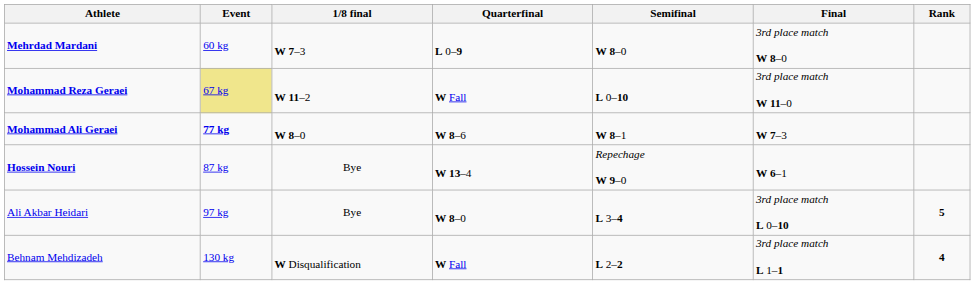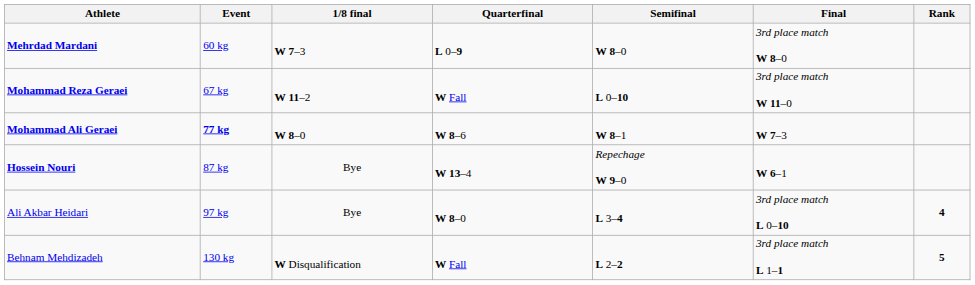(216, 90) khaki background -> (216, 90) no background
(942, 212) 5 -> (942, 212) 4
(942, 257) 4 -> (942, 257) 5
